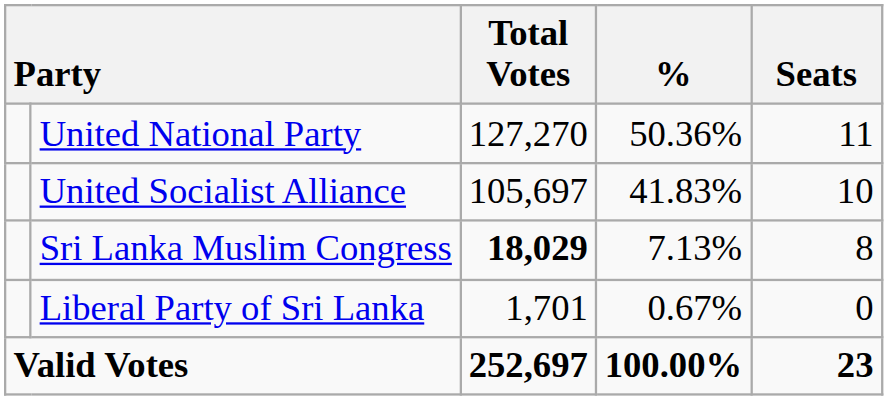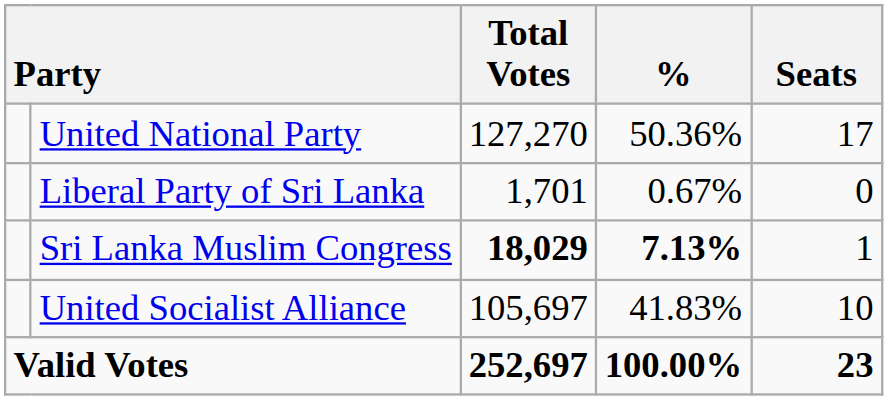(856, 132) 11 -> (855, 132) 17
rows swapped: (223, 190) <-> (232, 307)
(695, 249) normal -> (692, 249) bold
(864, 249) 8 -> (864, 249) 1
